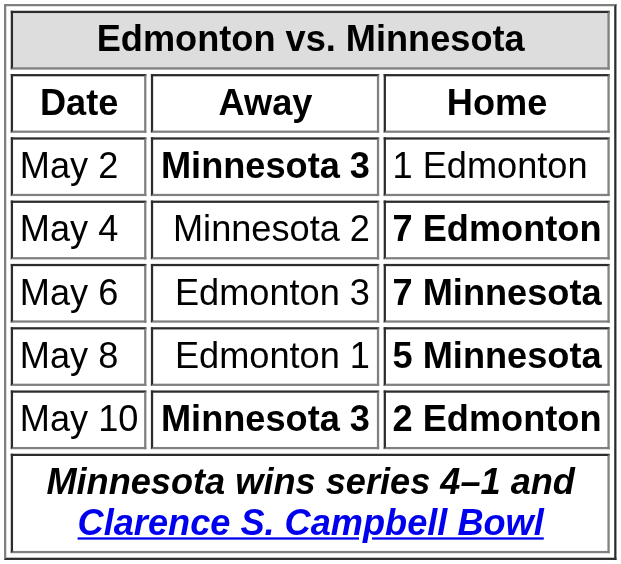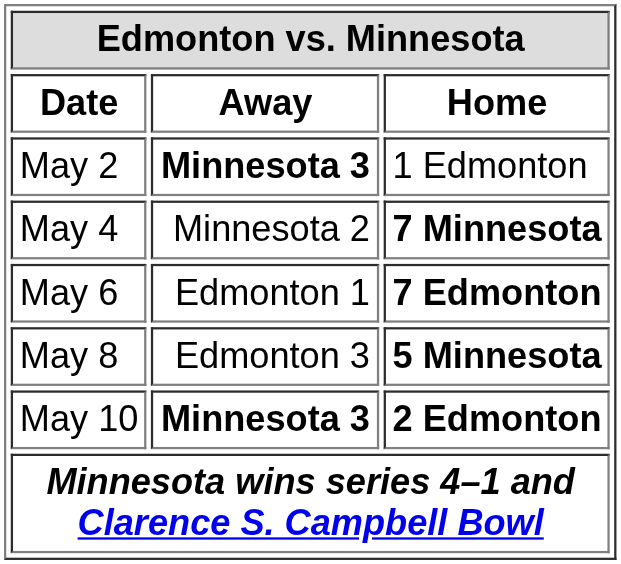(497, 229) 7 Edmonton -> (497, 229) 7 Minnesota
(272, 292) Edmonton 3 -> (272, 292) Edmonton 1
(497, 292) 7 Minnesota -> (497, 292) 7 Edmonton
(272, 355) Edmonton 1 -> (272, 355) Edmonton 3
